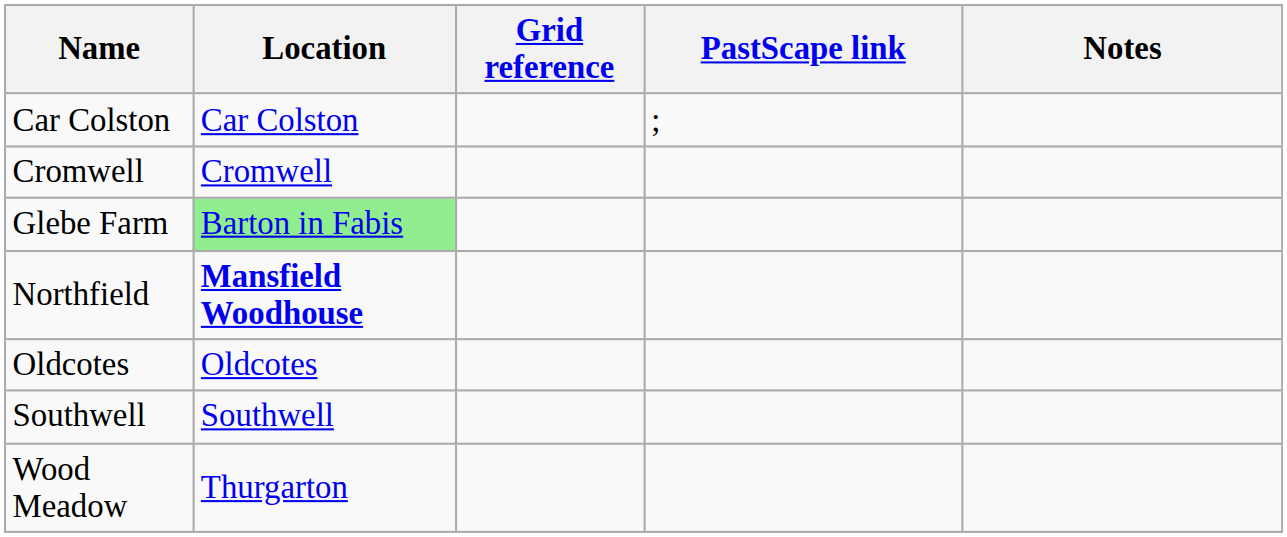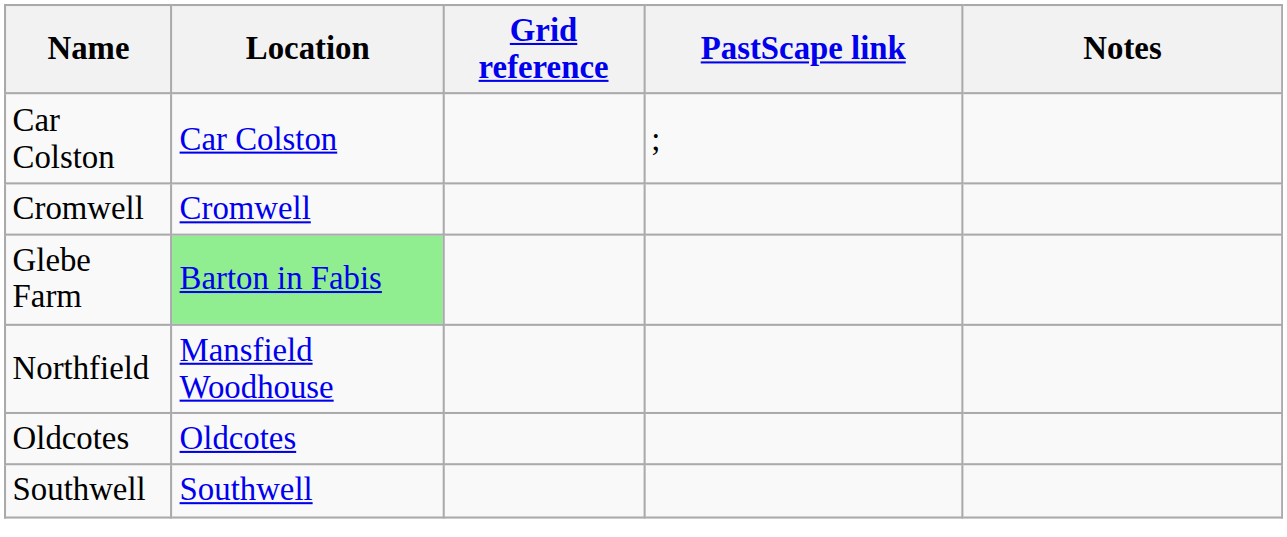(282, 293) bold -> (257, 367) normal
- row: (70, 486)
